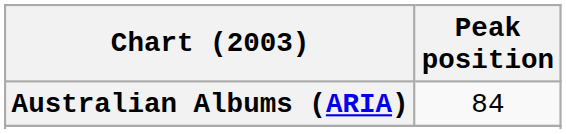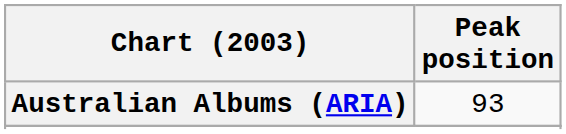(488, 104) 84 -> (488, 104) 93
